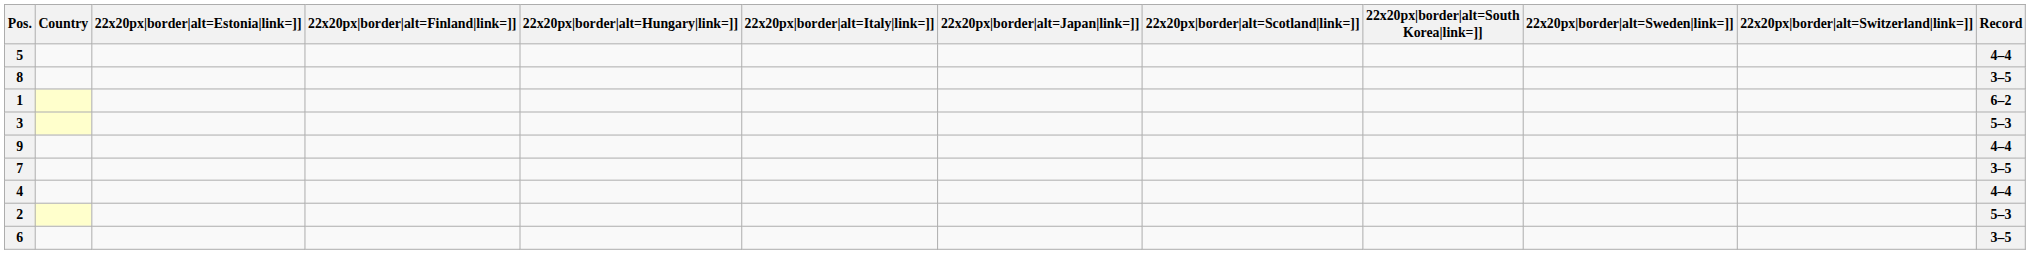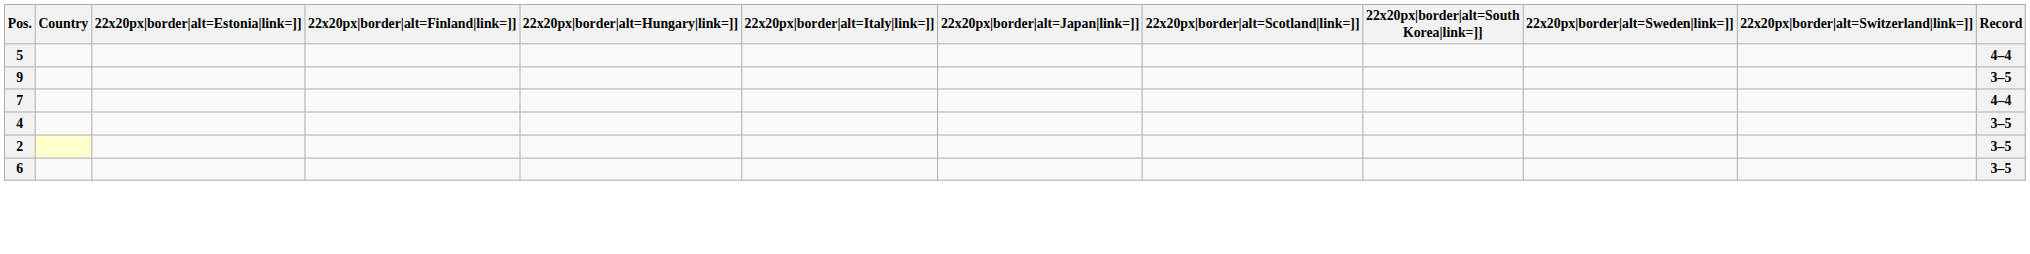- row: (20, 78)
- row: (20, 101)
- row: (20, 123)
(2001, 146) 4–4 -> (2001, 78) 3–5
(2001, 169) 3–5 -> (2001, 101) 4–4
(2001, 192) 4–4 -> (2001, 123) 3–5
(2001, 215) 5–3 -> (2001, 146) 3–5
